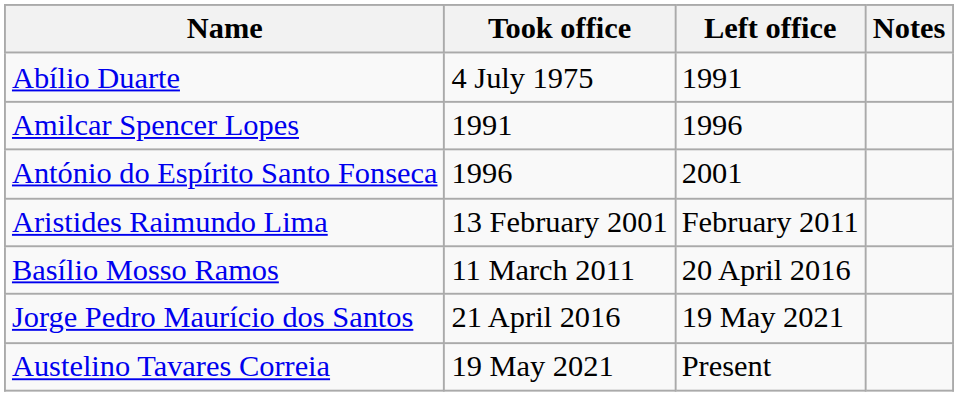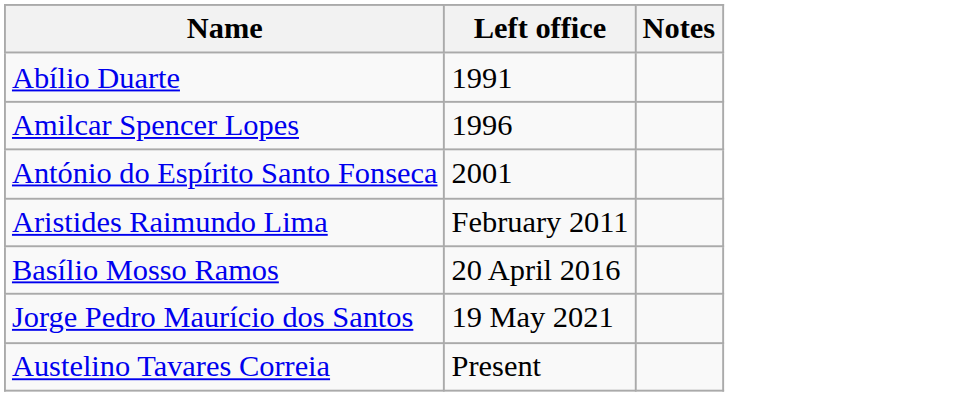- column: (560, 28)
